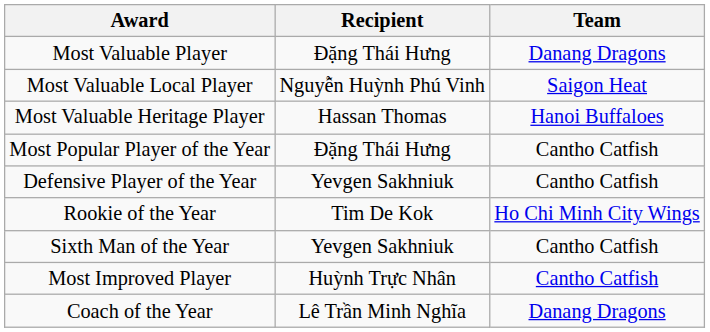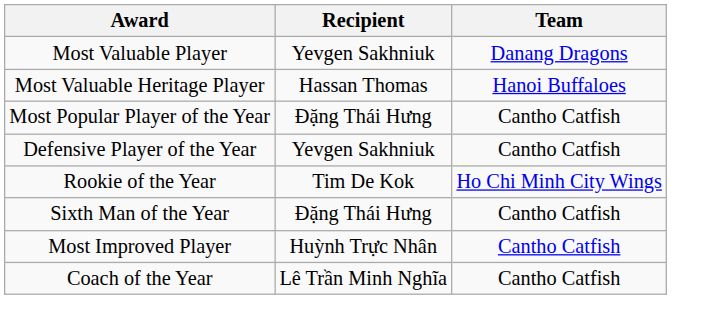(382, 52) Đặng Thái Hưng -> (363, 52) Yevgen Sakhniuk
- row: (140, 85)
(382, 246) Yevgen Sakhniuk -> (363, 213) Đặng Thái Hưng
(597, 310) Danang Dragons -> (559, 278) Cantho Catfish
